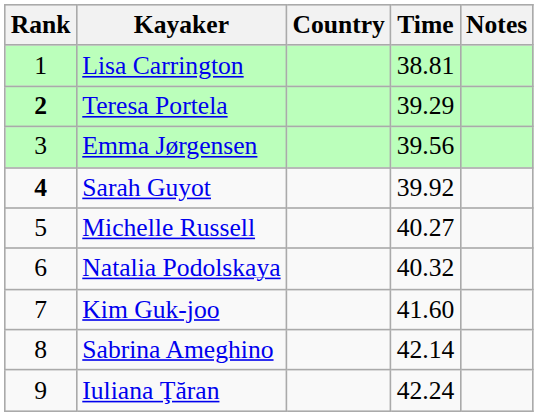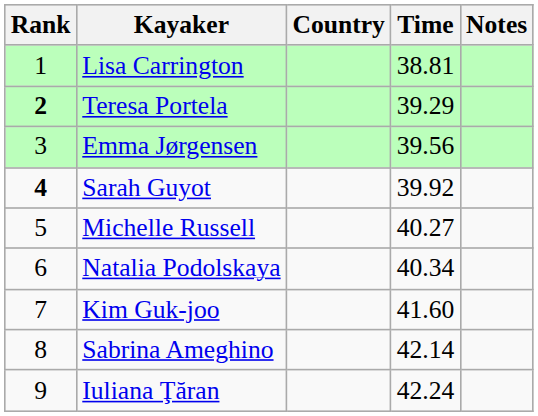(425, 268) 40.32 -> (425, 268) 40.34
